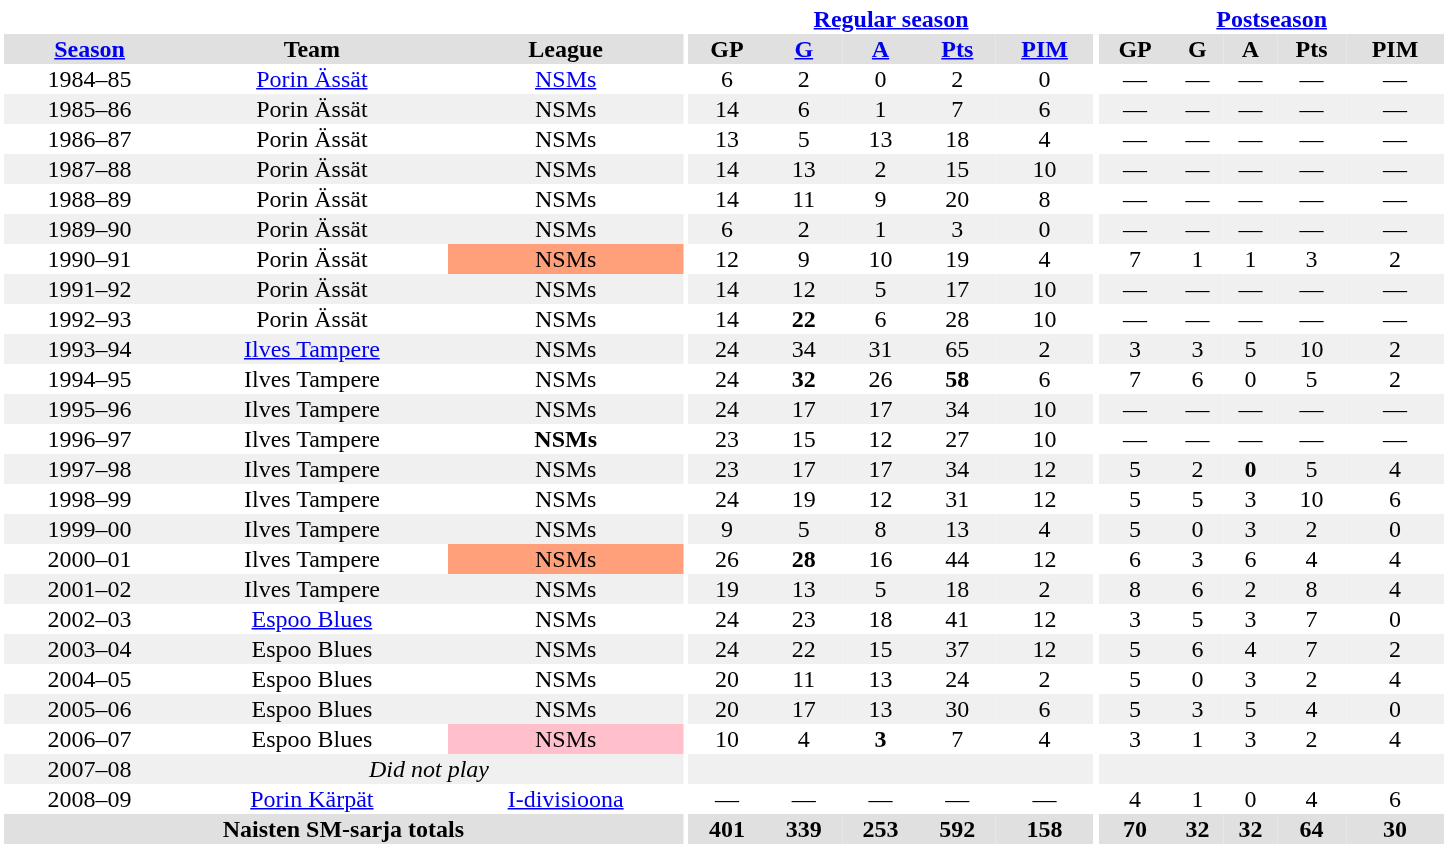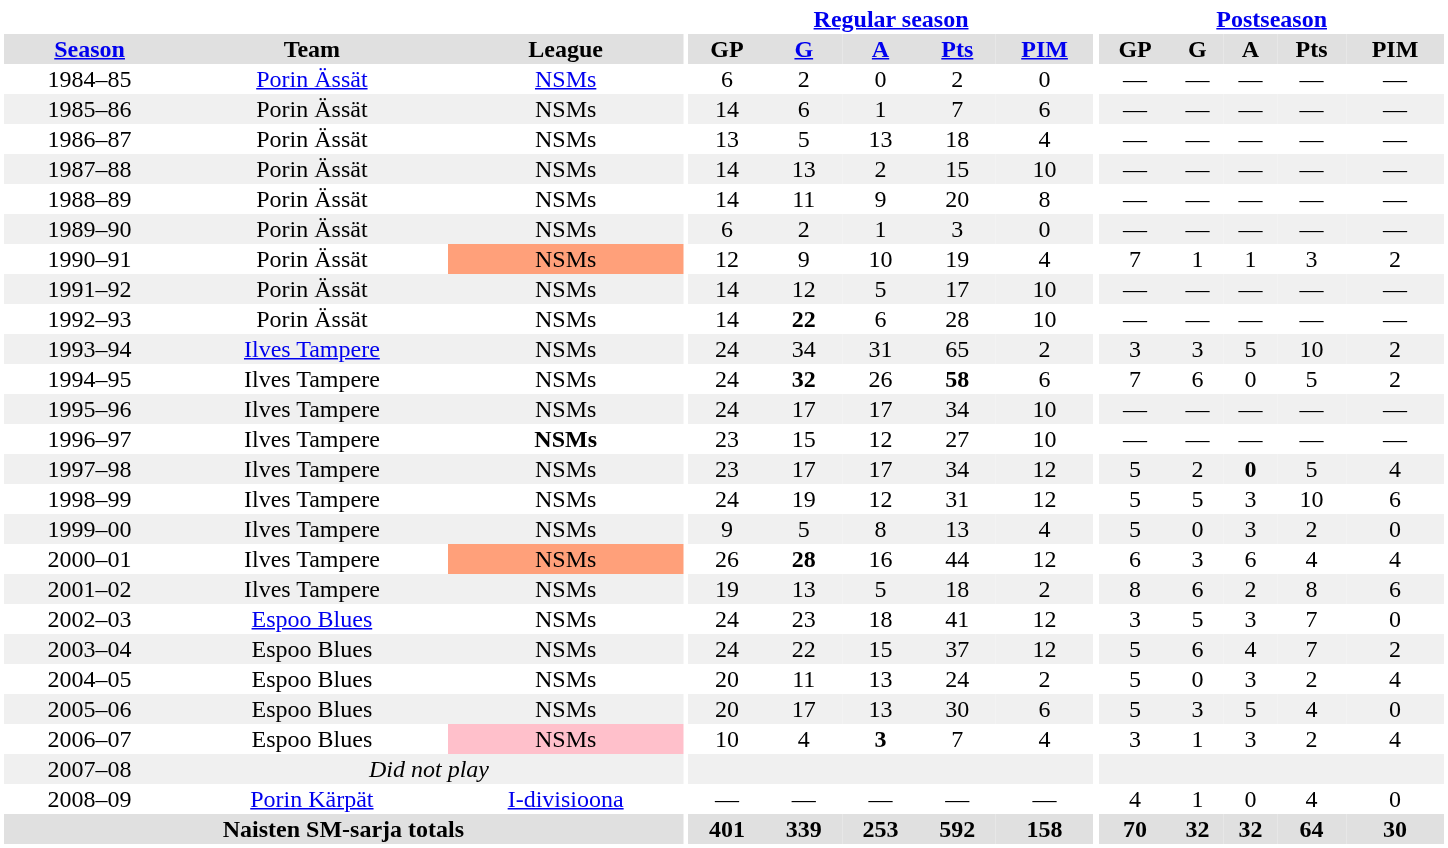(1395, 588) 4 -> (1395, 588) 6
(1395, 798) 6 -> (1395, 798) 0
